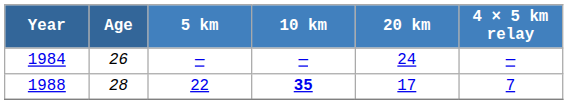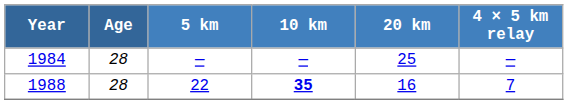(118, 61) 26 -> (118, 61) 28
(407, 61) 24 -> (407, 61) 25
(407, 87) 17 -> (407, 87) 16
